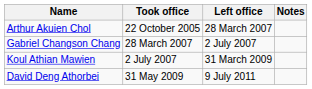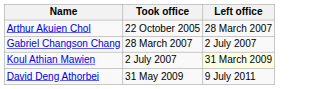- column: (291, 12)
(238, 60) no background -> (238, 60) lightyellow background
